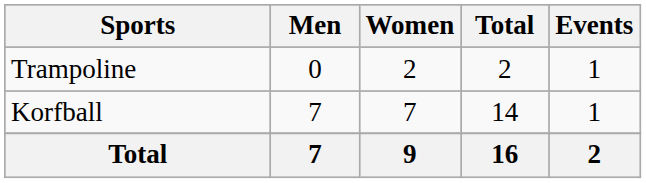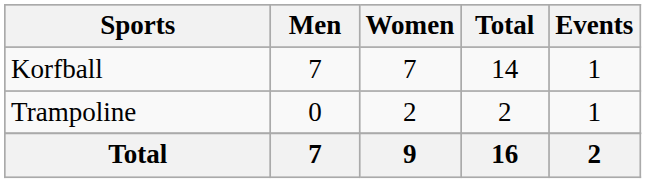rows swapped: (57, 111) <-> (74, 68)
